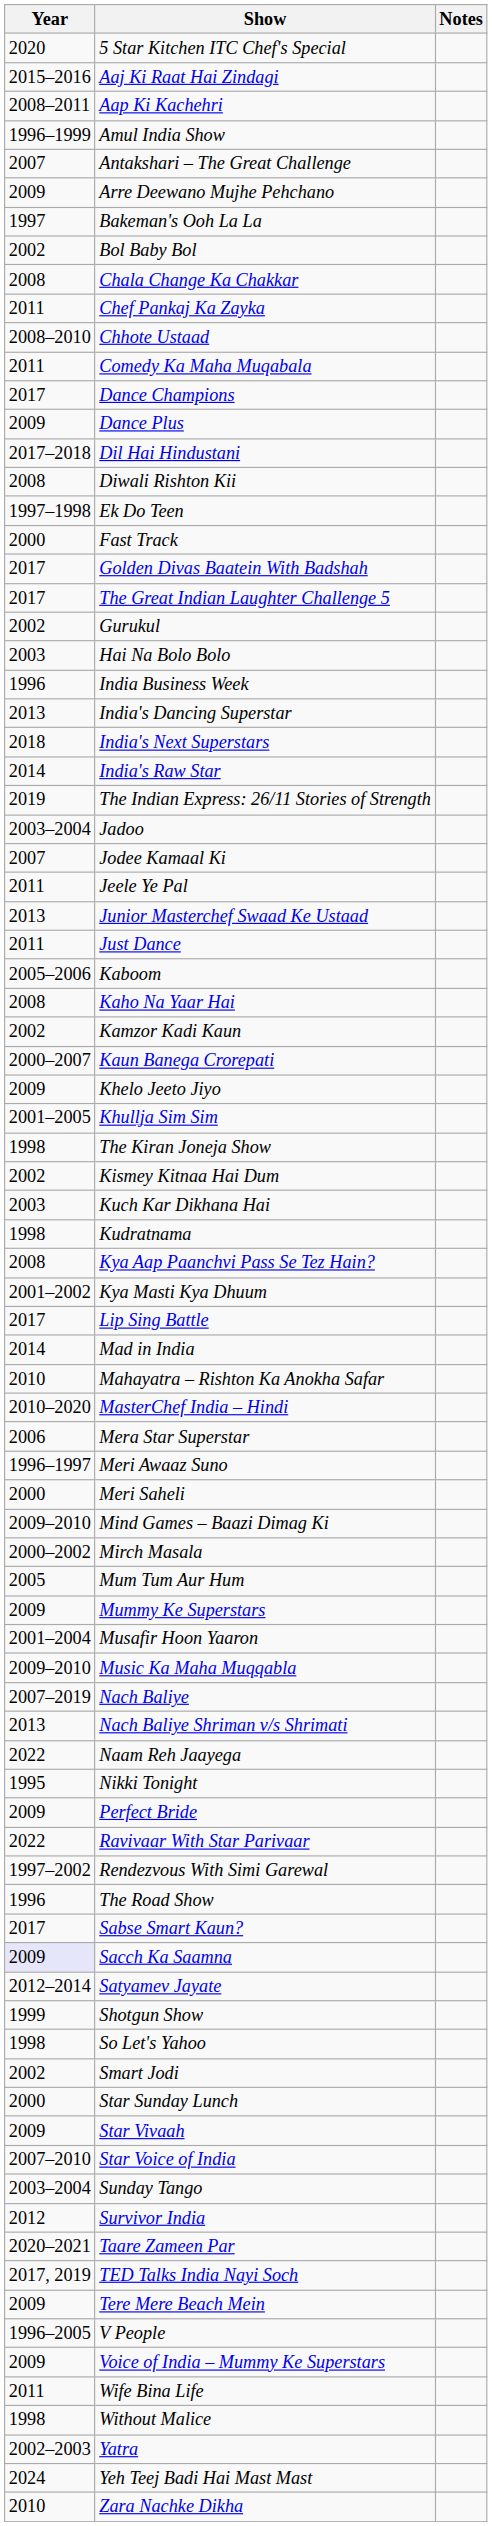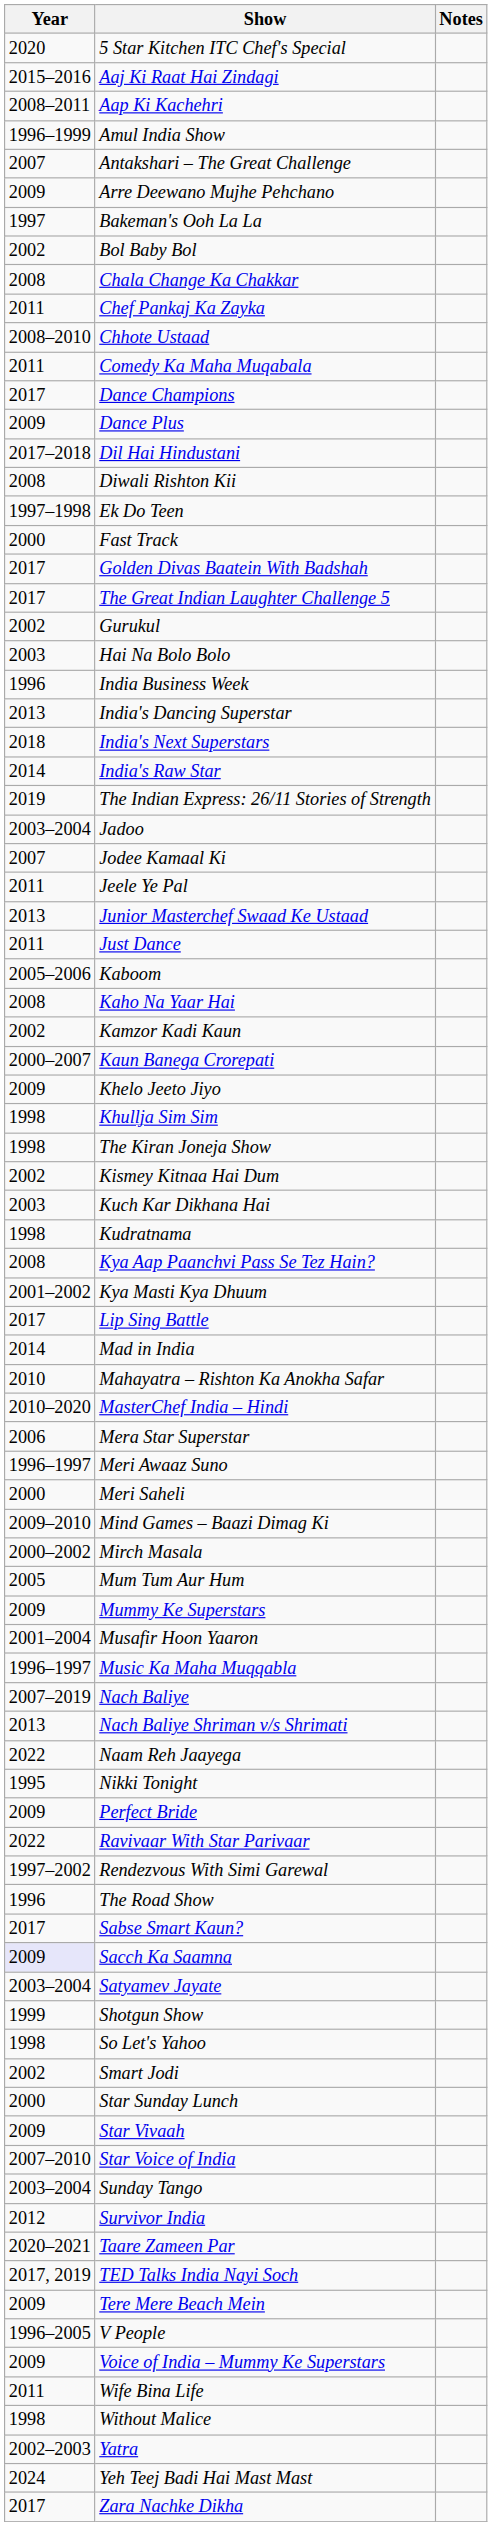(50, 1118) 2001–2005 -> (27, 1118) 1998
(50, 1667) 2009–2010 -> (50, 1667) 1996–1997
(50, 1986) 2012–2014 -> (50, 1986) 2003–2004
(27, 2506) 2010 -> (27, 2506) 2017
